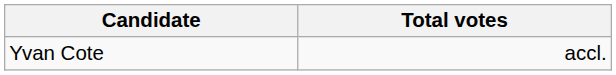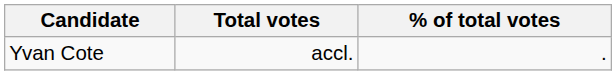+ column: (485, 20)
